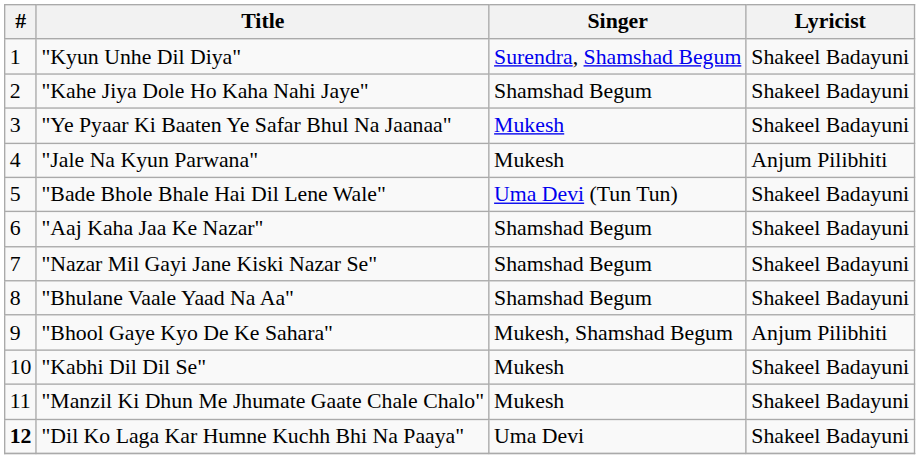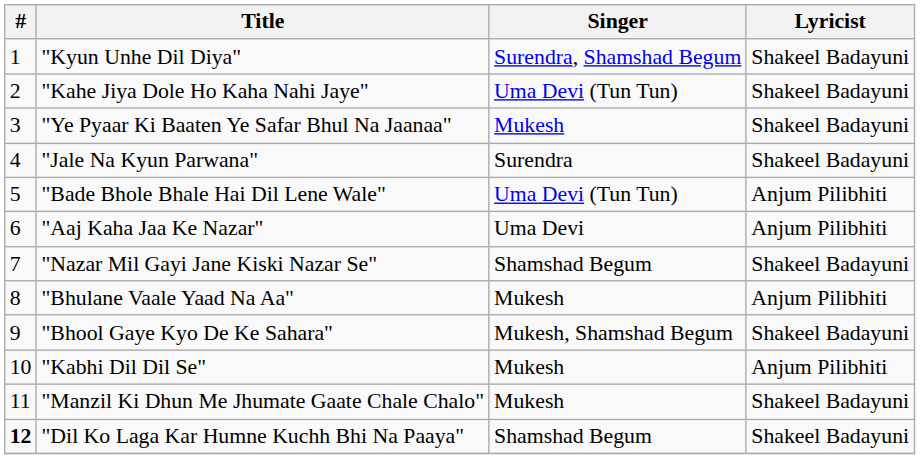(573, 90) Shamshad Begum -> (586, 90) Uma Devi (Tun Tun)
(529, 159) Mukesh -> (533, 159) Surendra
(819, 159) Anjum Pilibhiti -> (830, 159) Shakeel Badayuni
(830, 194) Shakeel Badayuni -> (819, 194) Anjum Pilibhiti
(573, 228) Shamshad Begum -> (539, 228) Uma Devi
(830, 228) Shakeel Badayuni -> (819, 228) Anjum Pilibhiti
(573, 297) Shamshad Begum -> (529, 297) Mukesh
(830, 297) Shakeel Badayuni -> (819, 297) Anjum Pilibhiti
(819, 332) Anjum Pilibhiti -> (830, 332) Shakeel Badayuni
(830, 366) Shakeel Badayuni -> (819, 366) Anjum Pilibhiti
(539, 435) Uma Devi -> (573, 435) Shamshad Begum
